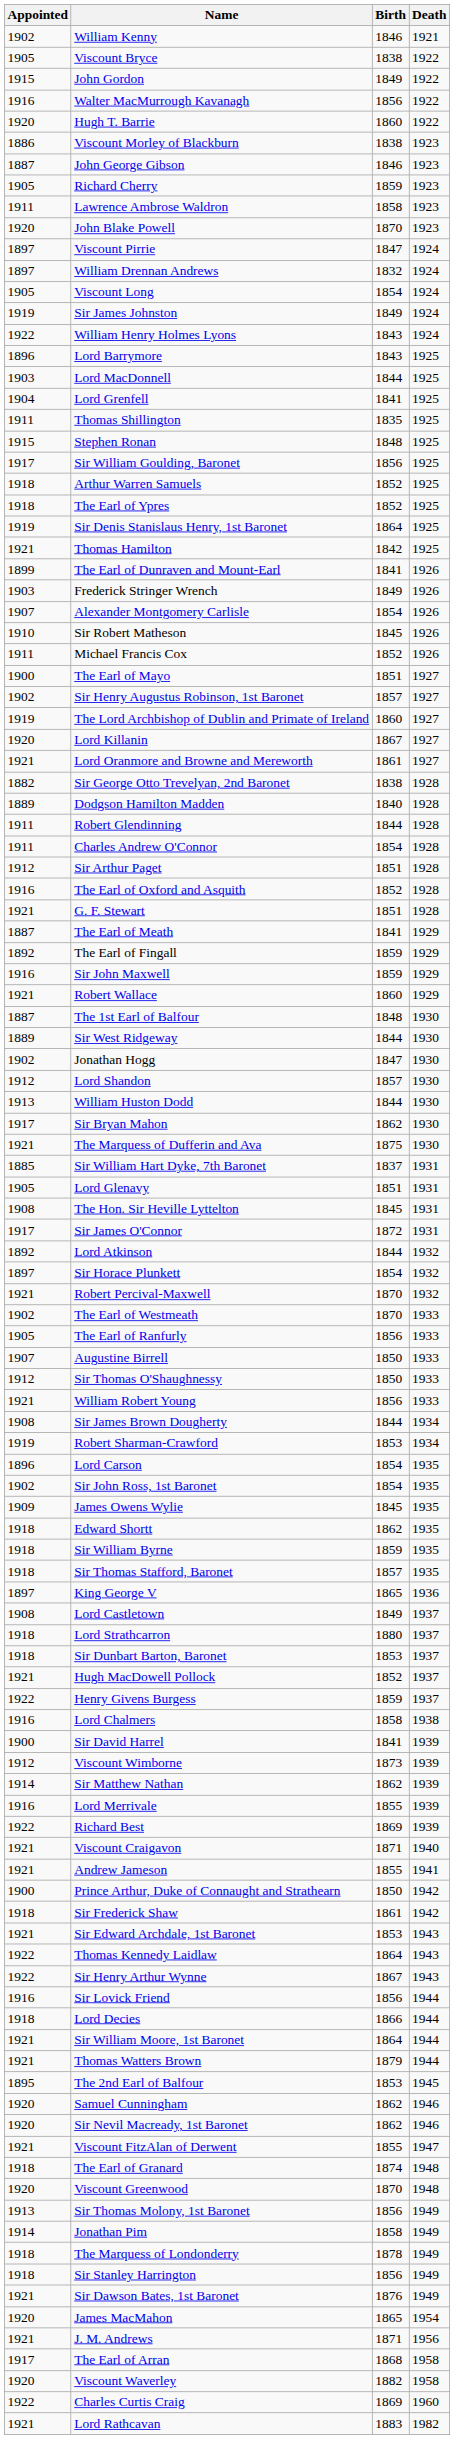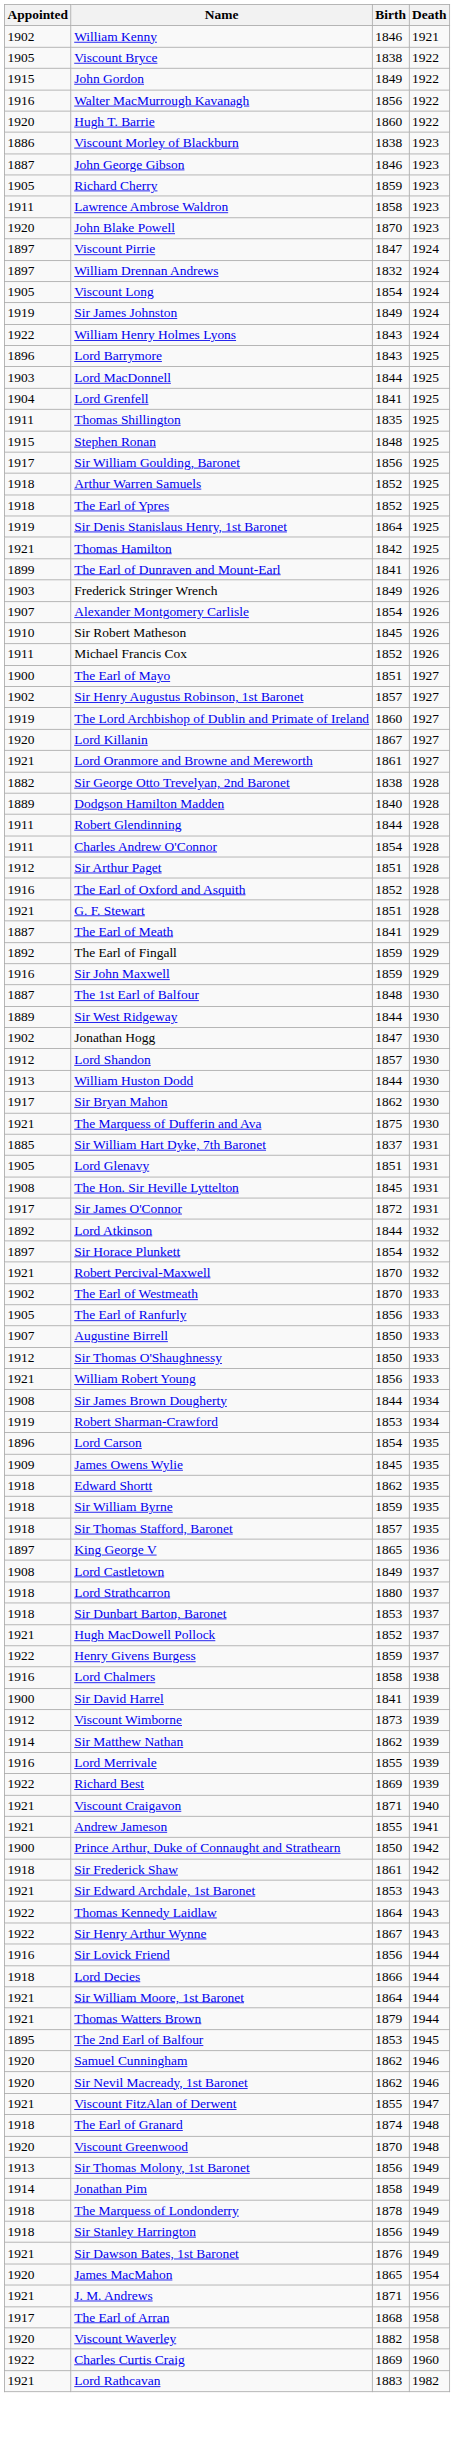- row: (116, 995)
- row: (145, 1485)
